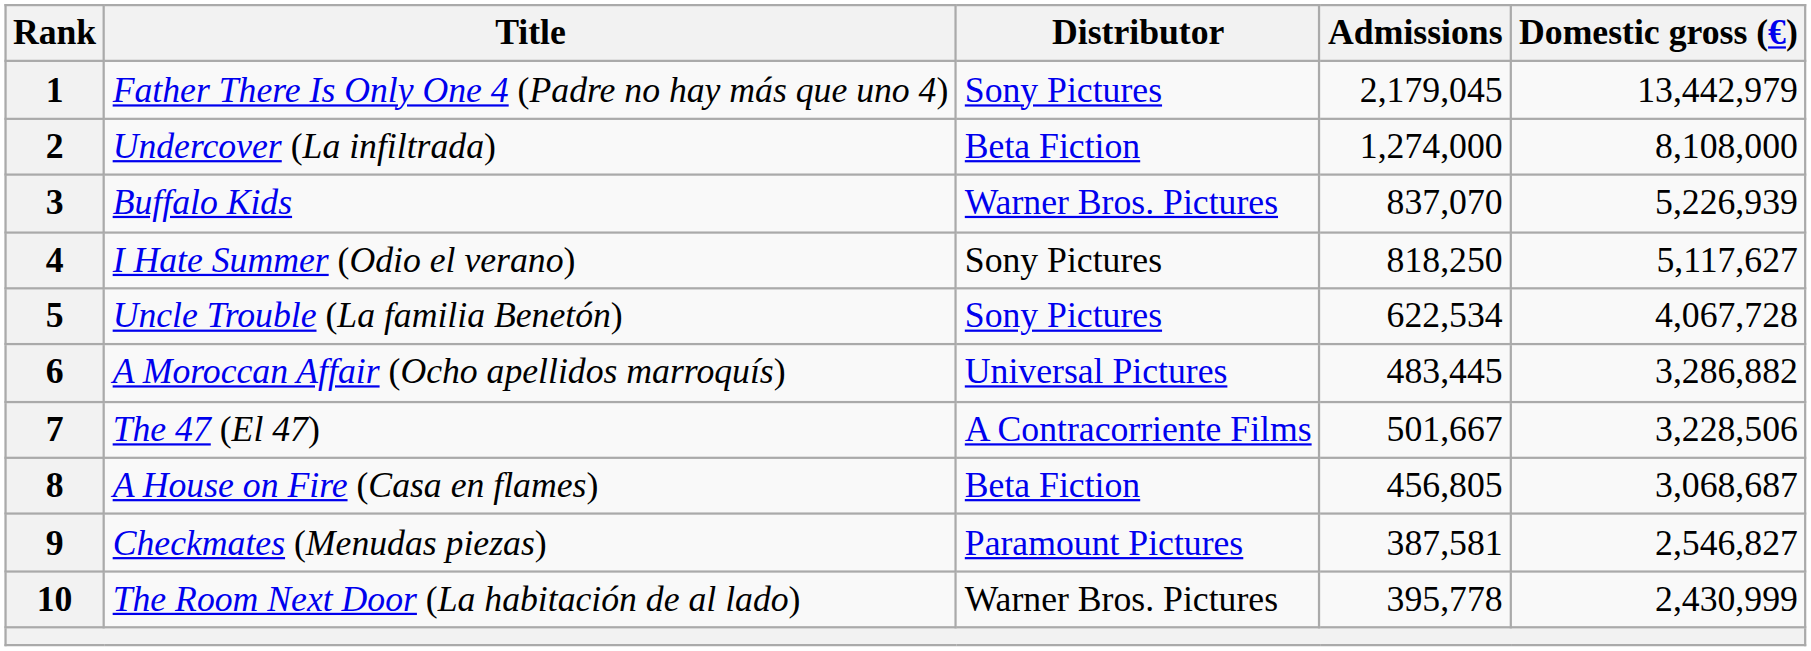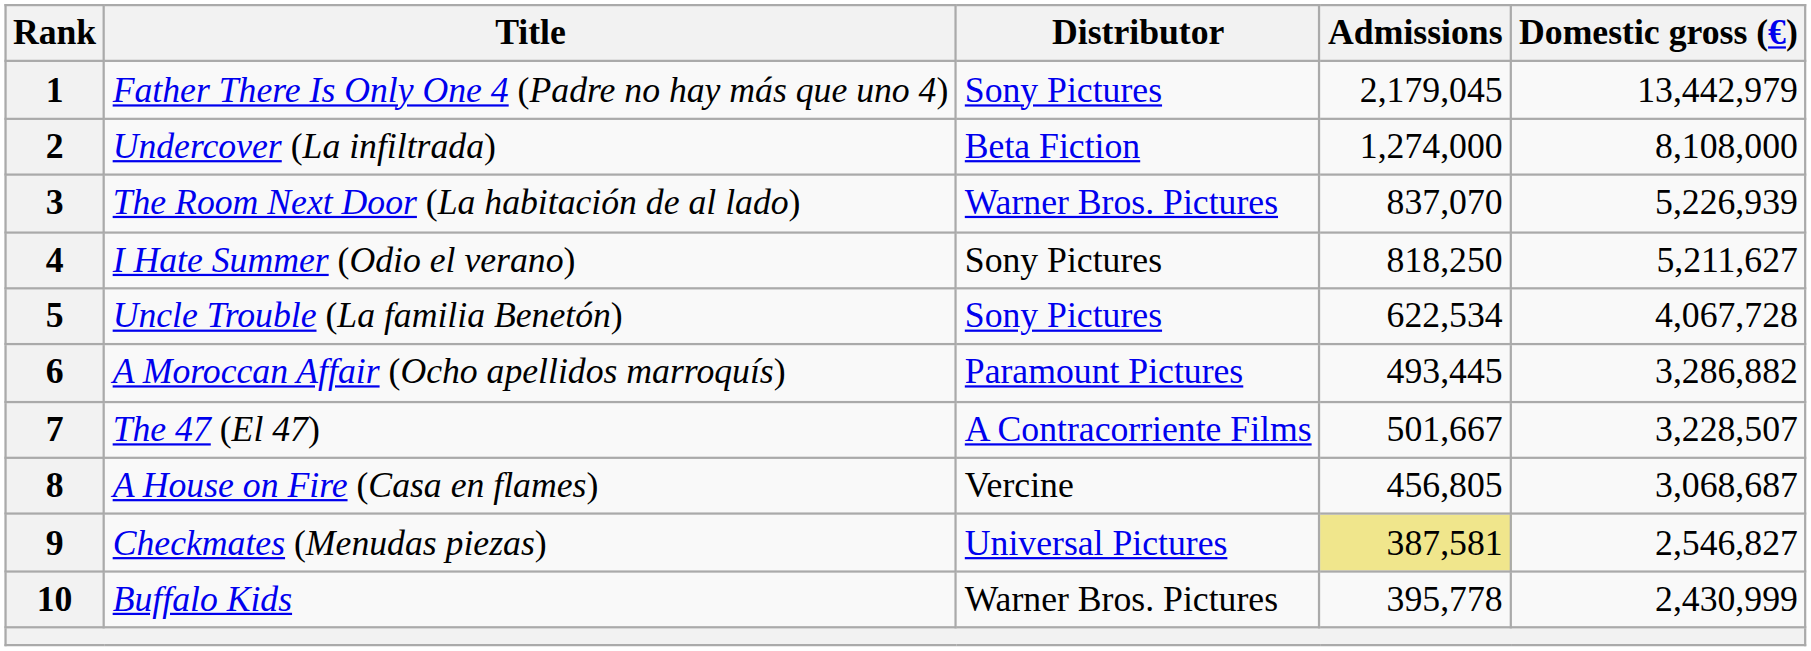(202, 202) Buffalo Kids -> (457, 202) The Room Next Door (La habitación de al lado)
(1727, 259) 5,117,627 -> (1727, 259) 5,211,627
(1096, 372) Universal Pictures -> (1104, 372) Paramount Pictures
(1445, 372) 483,445 -> (1445, 372) 493,445
(1726, 428) 3,228,506 -> (1726, 428) 3,228,507
(1053, 485) Beta Fiction -> (1019, 485) Vercine
(1104, 542) Paramount Pictures -> (1096, 542) Universal Pictures
(1445, 542) no background -> (1445, 542) khaki background
(457, 598) The Room Next Door (La habitación de al lado) -> (202, 598) Buffalo Kids
